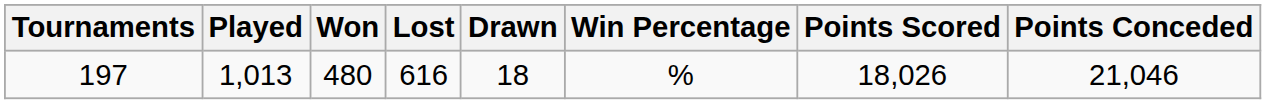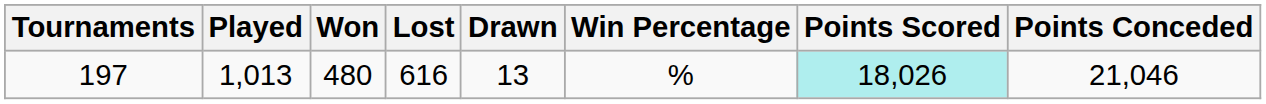(513, 74) 18 -> (513, 74) 13
(902, 74) no background -> (902, 74) paleturquoise background
